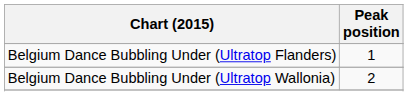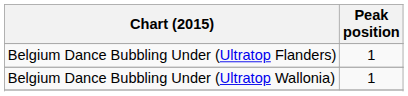(371, 78) 2 -> (371, 78) 1
